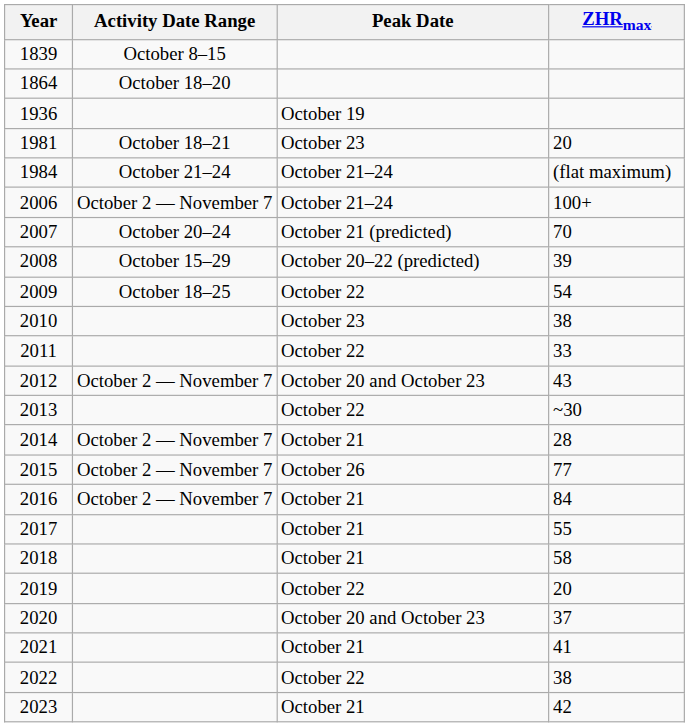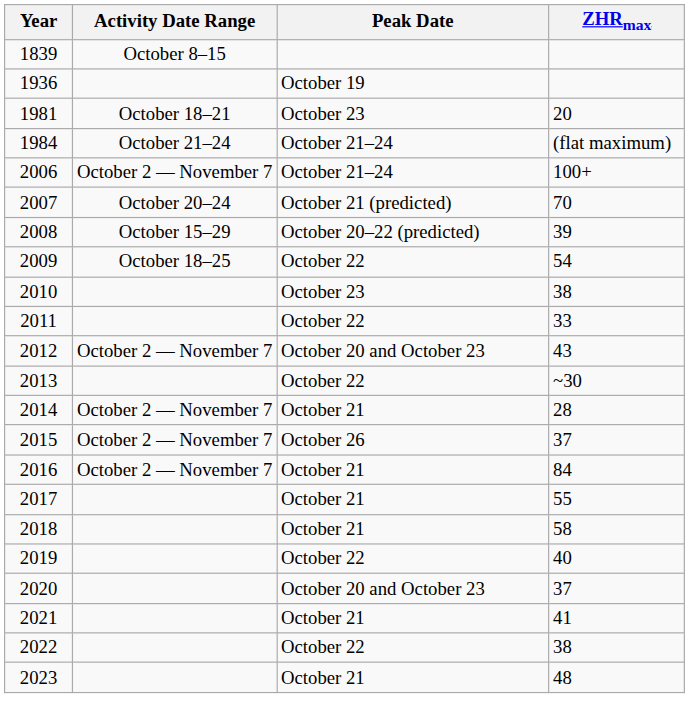- row: (39, 83)
(562, 469) 77 -> (562, 439) 37
(562, 588) 20 -> (562, 558) 40
(562, 707) 42 -> (562, 677) 48
